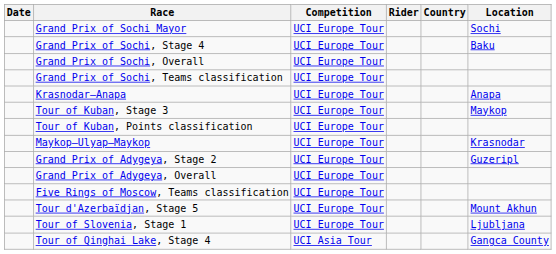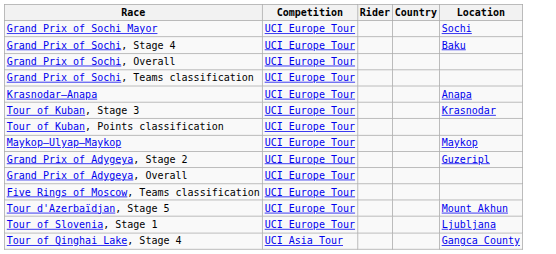- column: (19, 13)
(489, 110) Maykop -> (469, 110) Krasnodar
(498, 143) Krasnodar -> (460, 143) Maykop
